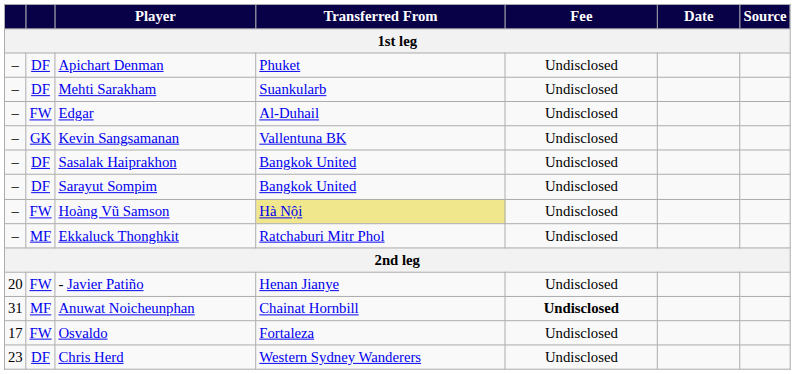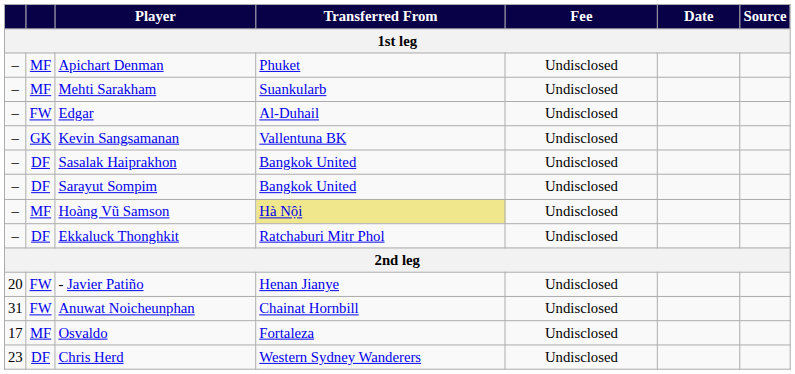(41, 65) DF -> (41, 65) MF
(41, 89) DF -> (41, 89) MF
(41, 211) FW -> (41, 211) MF
(41, 235) MF -> (41, 235) DF
(41, 308) MF -> (41, 308) FW
(581, 308) bold -> (581, 308) normal
(41, 332) FW -> (41, 332) MF
